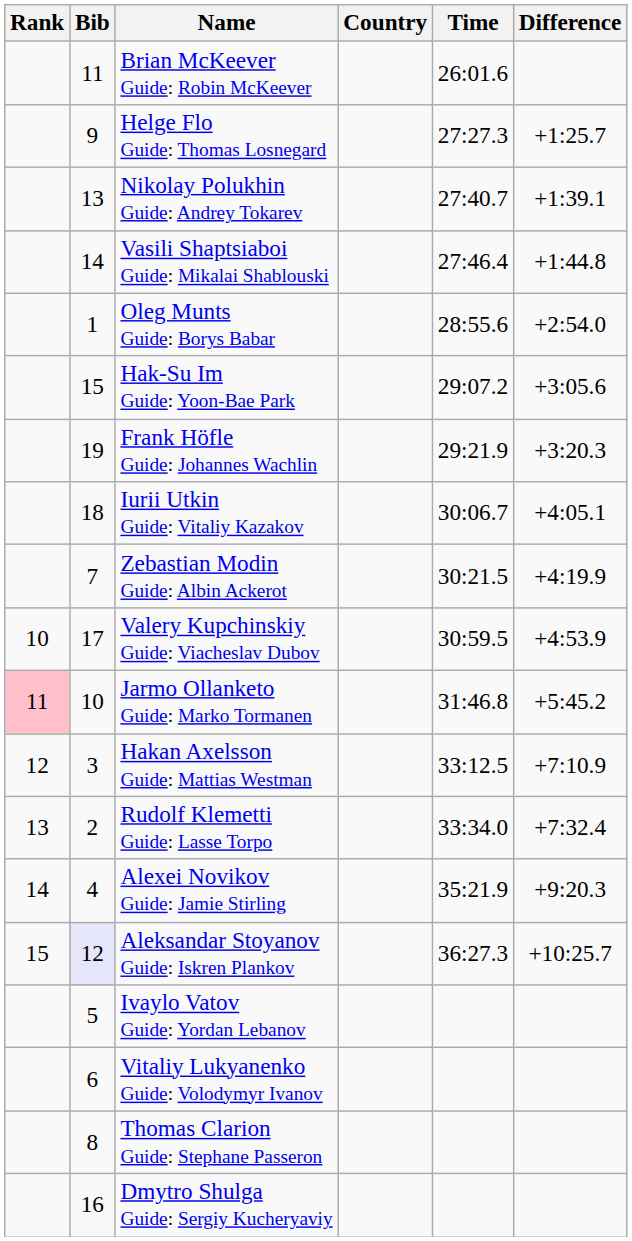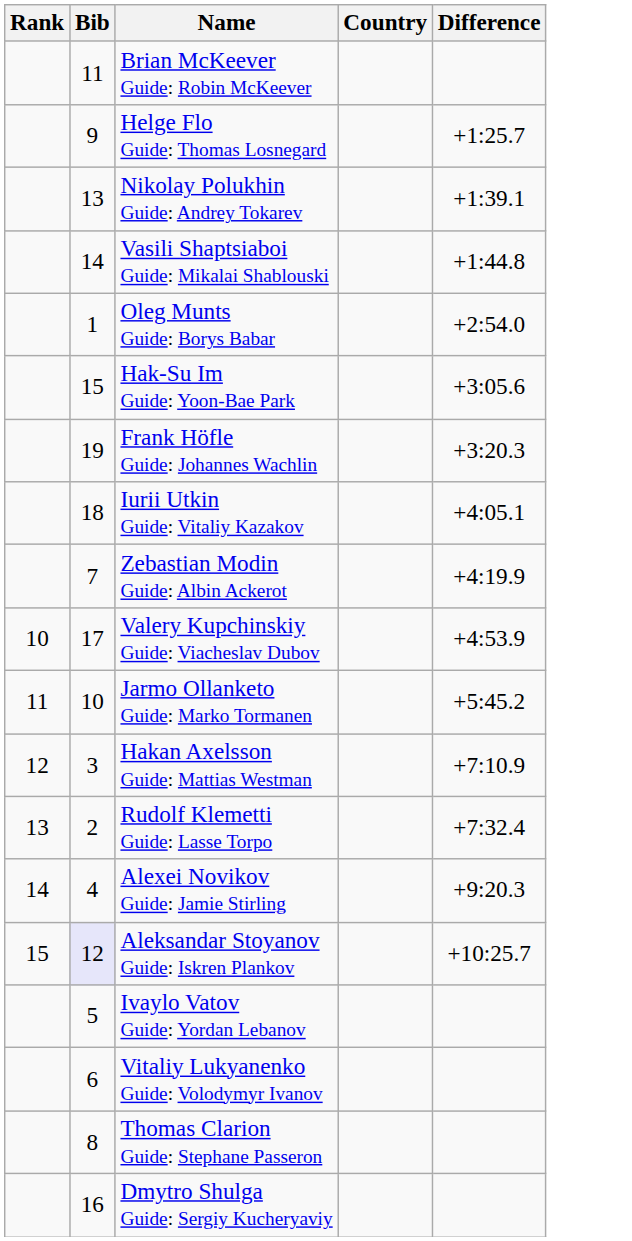- column: (473, 22)
(37, 701) pink background -> (37, 701) no background
